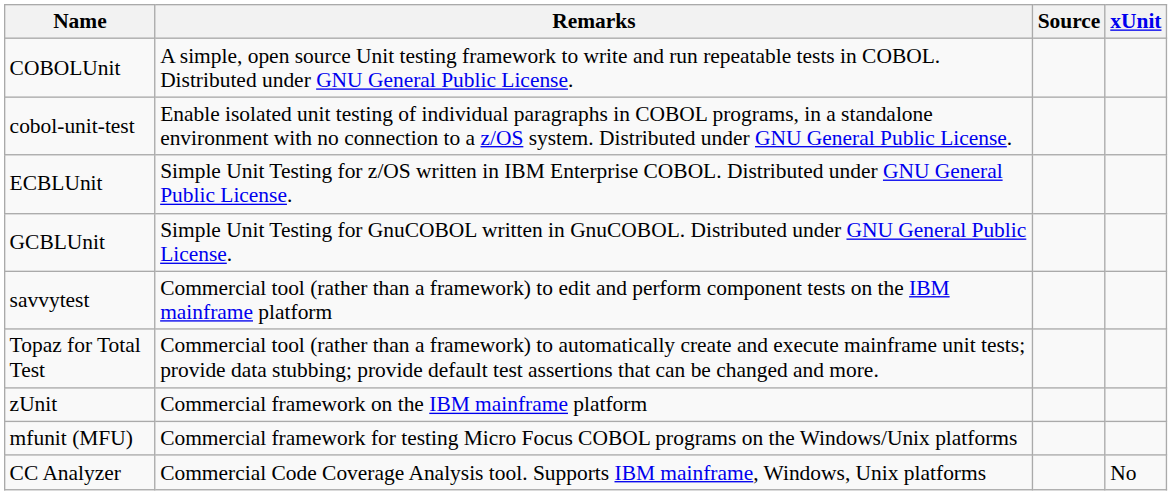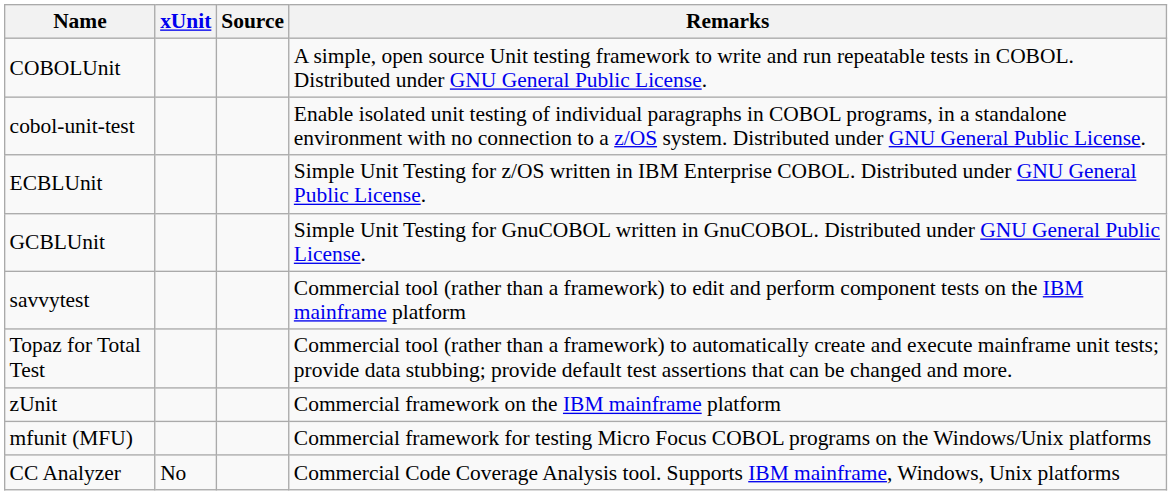columns swapped: (1136, 21) <-> (594, 21)
